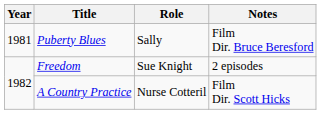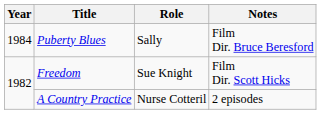(19, 40) 1981 -> (19, 40) 1984
(237, 66) 2 episodes -> (251, 73) Film Dir. Scott Hicks
(251, 92) Film Dir. Scott Hicks -> (237, 99) 2 episodes
